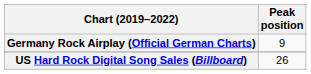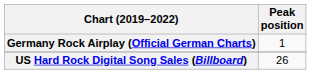(282, 43) 9 -> (282, 43) 1
